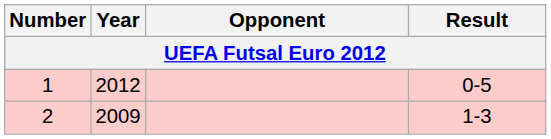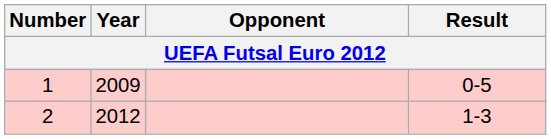(118, 85) 2012 -> (118, 85) 2009
(118, 117) 2009 -> (118, 117) 2012
